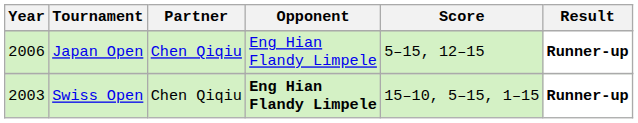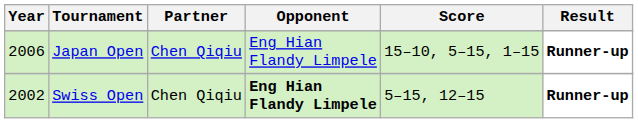(434, 52) 5–15, 12–15 -> (462, 52) 15–10, 5–15, 1–15
(27, 96) 2003 -> (27, 96) 2002
(462, 96) 15–10, 5–15, 1–15 -> (434, 96) 5–15, 12–15
